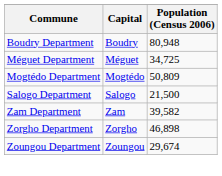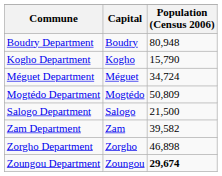+ row: (49, 59)
(164, 59) 34,725 -> (164, 77) 34,724
(164, 146) normal -> (164, 163) bold
